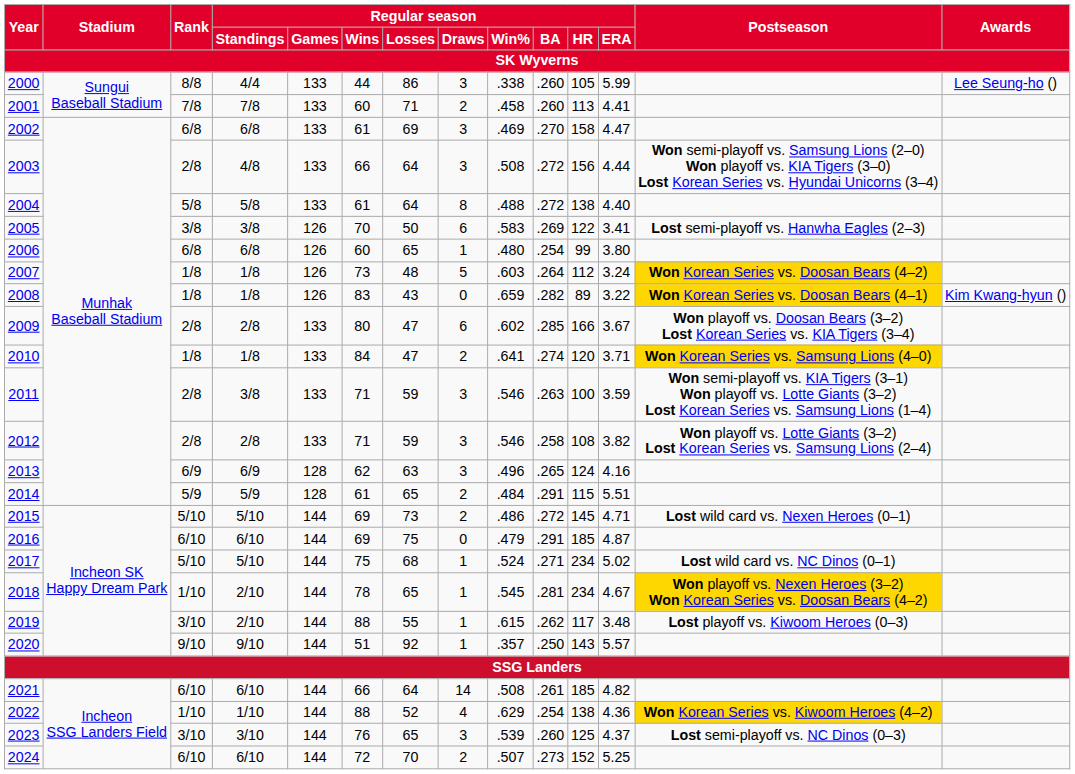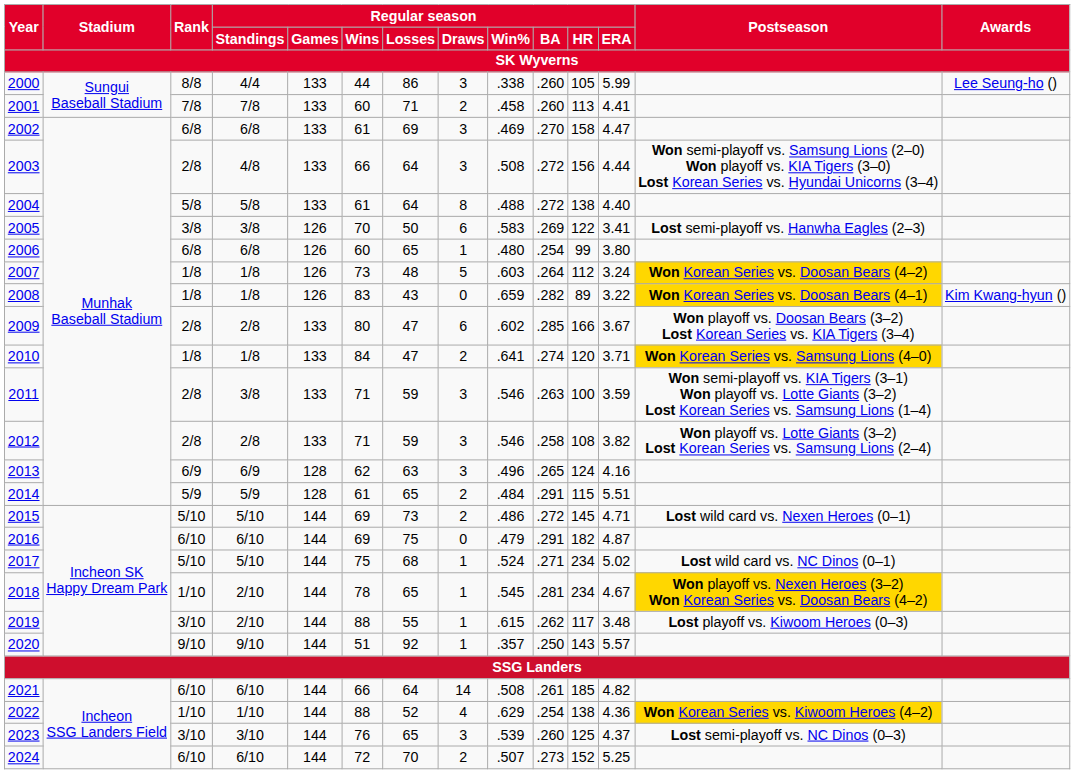(583, 539) 185 -> (583, 539) 182
